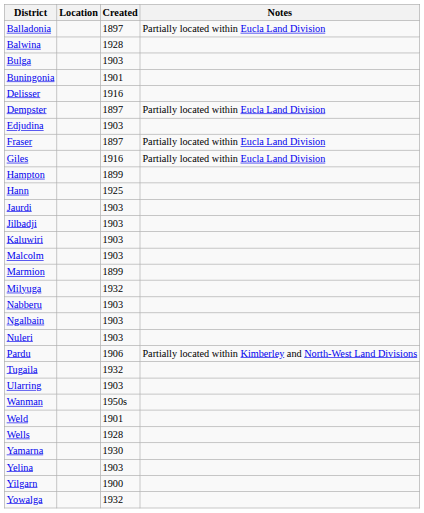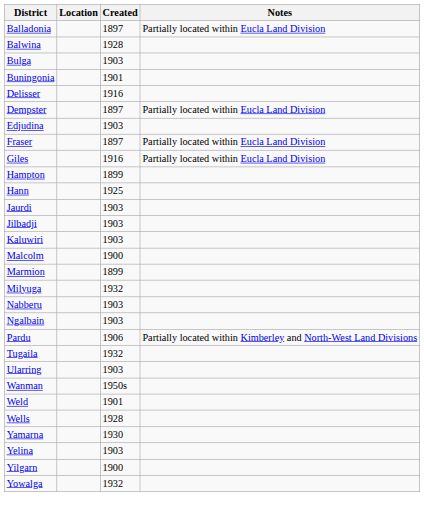(113, 256) 1903 -> (113, 256) 1900
- row: (20, 337)
